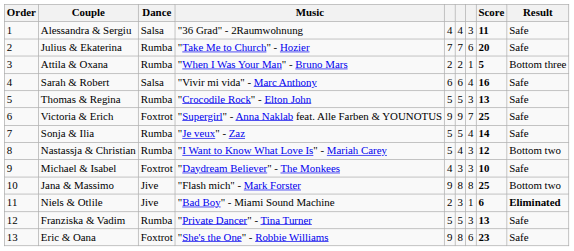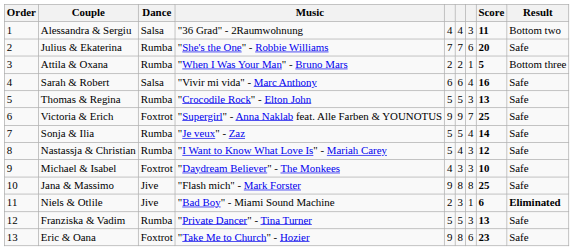(519, 30) Safe -> (535, 30) Bottom two
(244, 47) "Take Me to Church" - Hozier -> (253, 47) "She's the One" - Robbie Williams
(535, 151) Bottom two -> (519, 151) Safe
(535, 185) Bottom two -> (519, 185) Safe
(253, 237) "She's the One" - Robbie Williams -> (244, 237) "Take Me to Church" - Hozier
